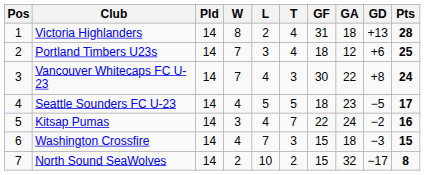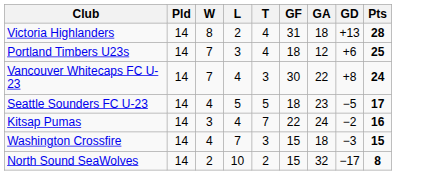- column: (18, 14)
